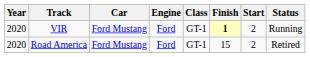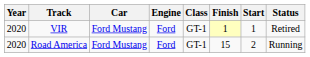(225, 29) bold -> (225, 29) normal
(254, 29) 2 -> (254, 29) 1
(286, 29) Running -> (286, 29) Retired
(286, 45) Retired -> (286, 45) Running
